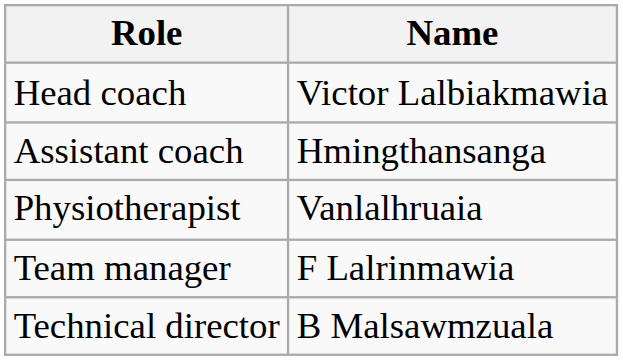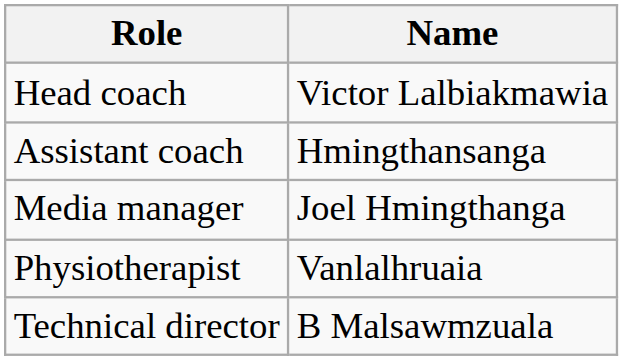+ row: (129, 208)
- row: (122, 267)
